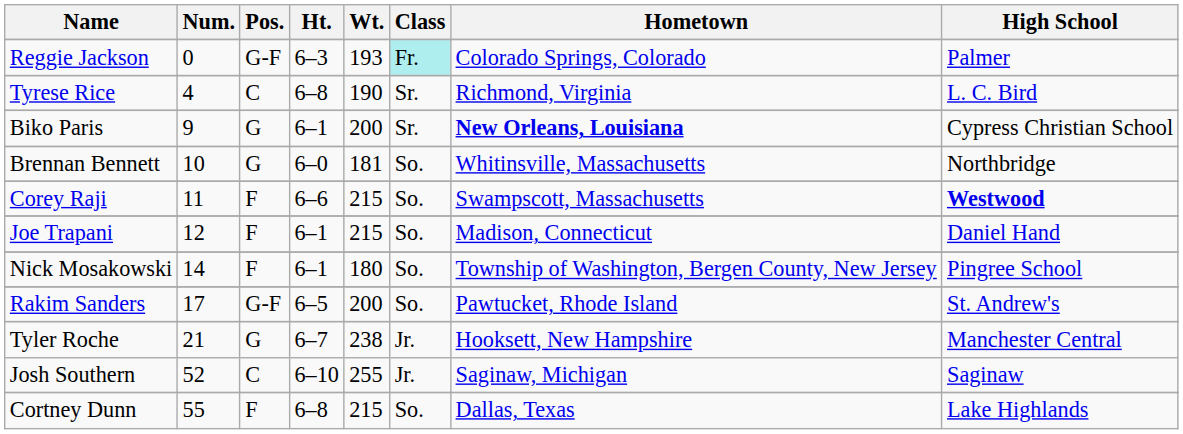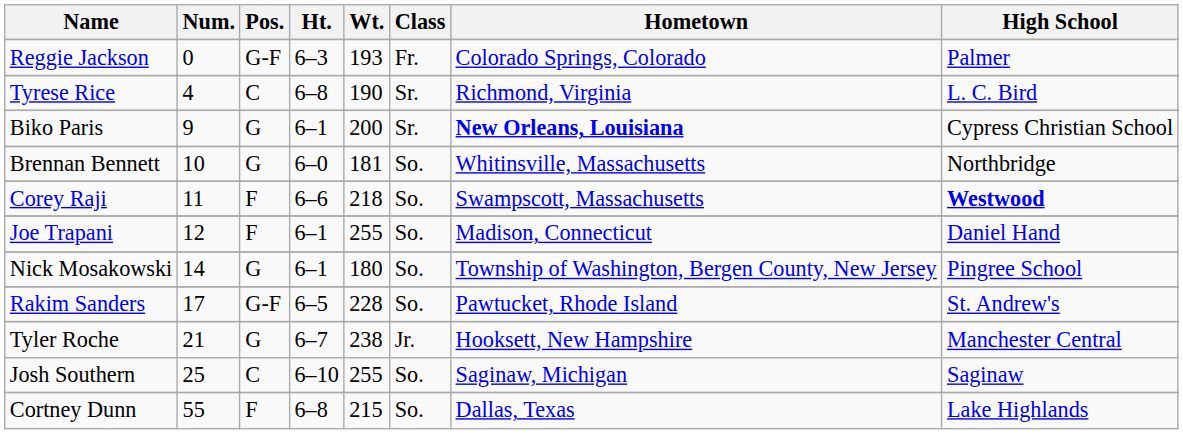(407, 57) paleturquoise background -> (407, 57) no background
(366, 198) 215 -> (366, 198) 218
(366, 233) 215 -> (366, 233) 255
(252, 269) F -> (253, 269) G
(366, 304) 200 -> (366, 304) 228
(194, 374) 52 -> (194, 374) 25
(405, 374) Jr. -> (409, 374) So.
